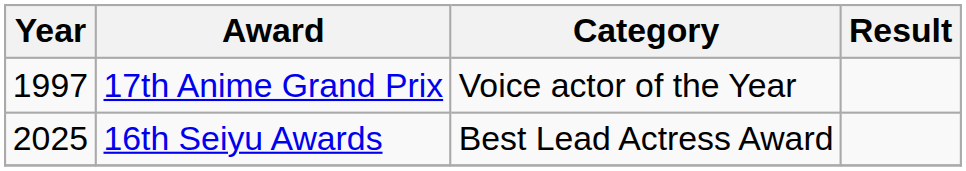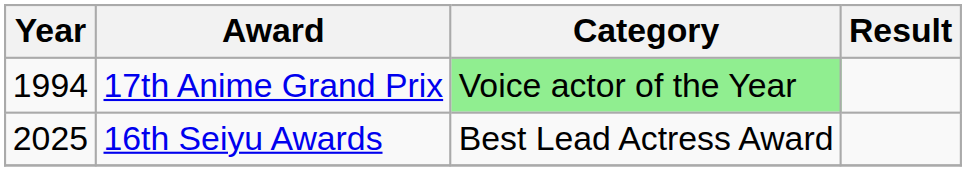(50, 84) 1997 -> (50, 84) 1994
(628, 84) no background -> (628, 84) lightgreen background
